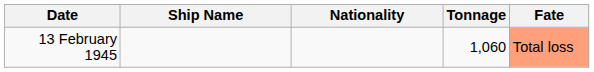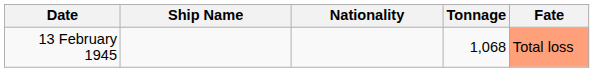(488, 47) 1,060 -> (488, 47) 1,068
